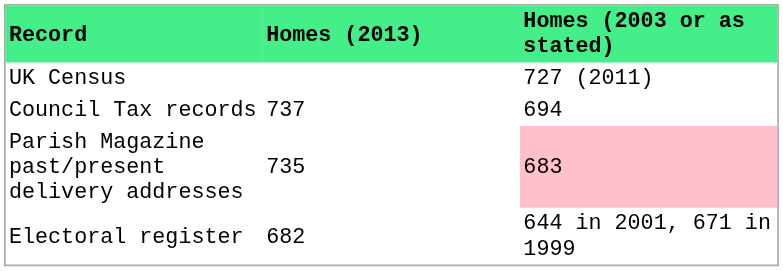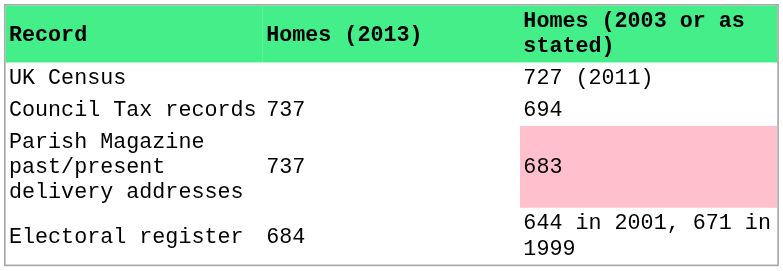(286, 167) 735 -> (286, 167) 737
(286, 236) 682 -> (286, 236) 684
